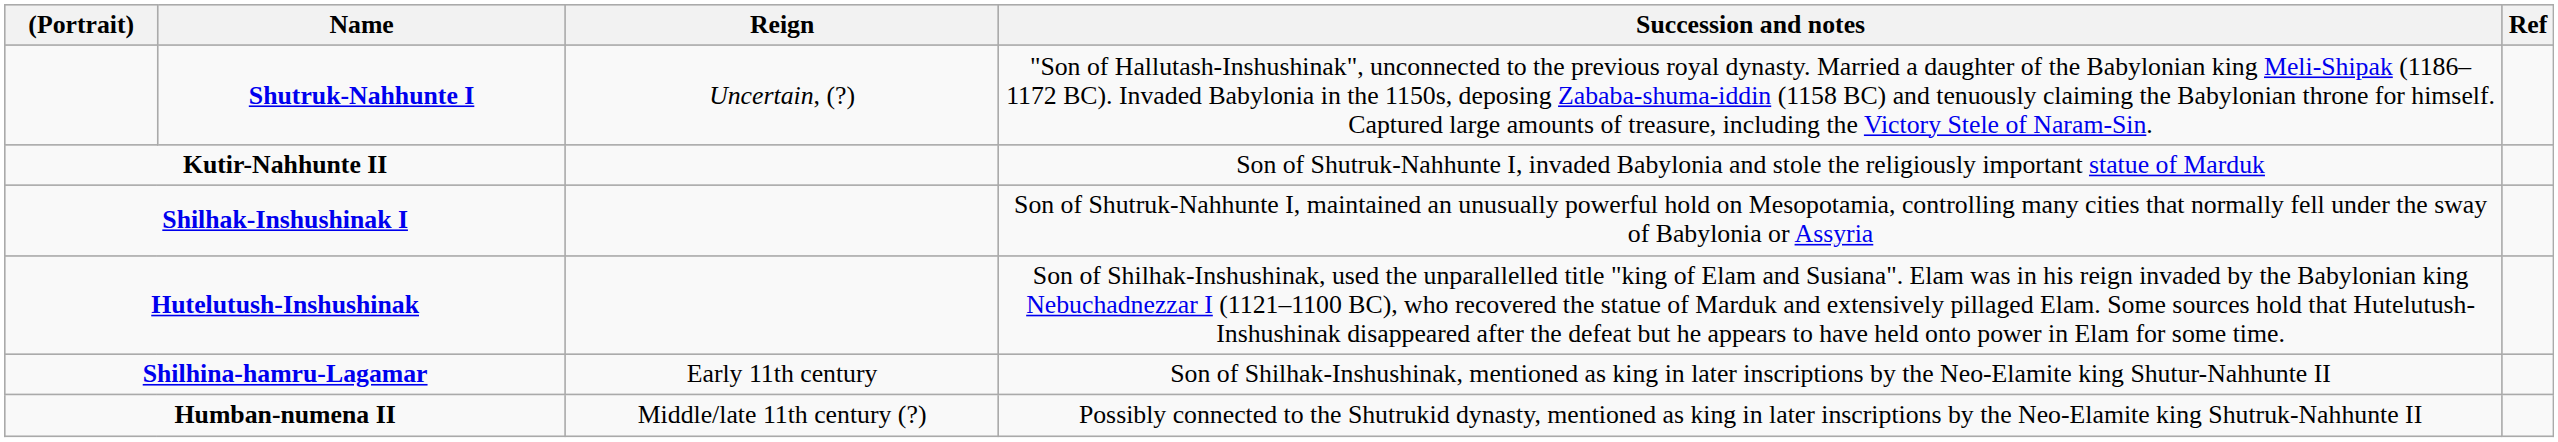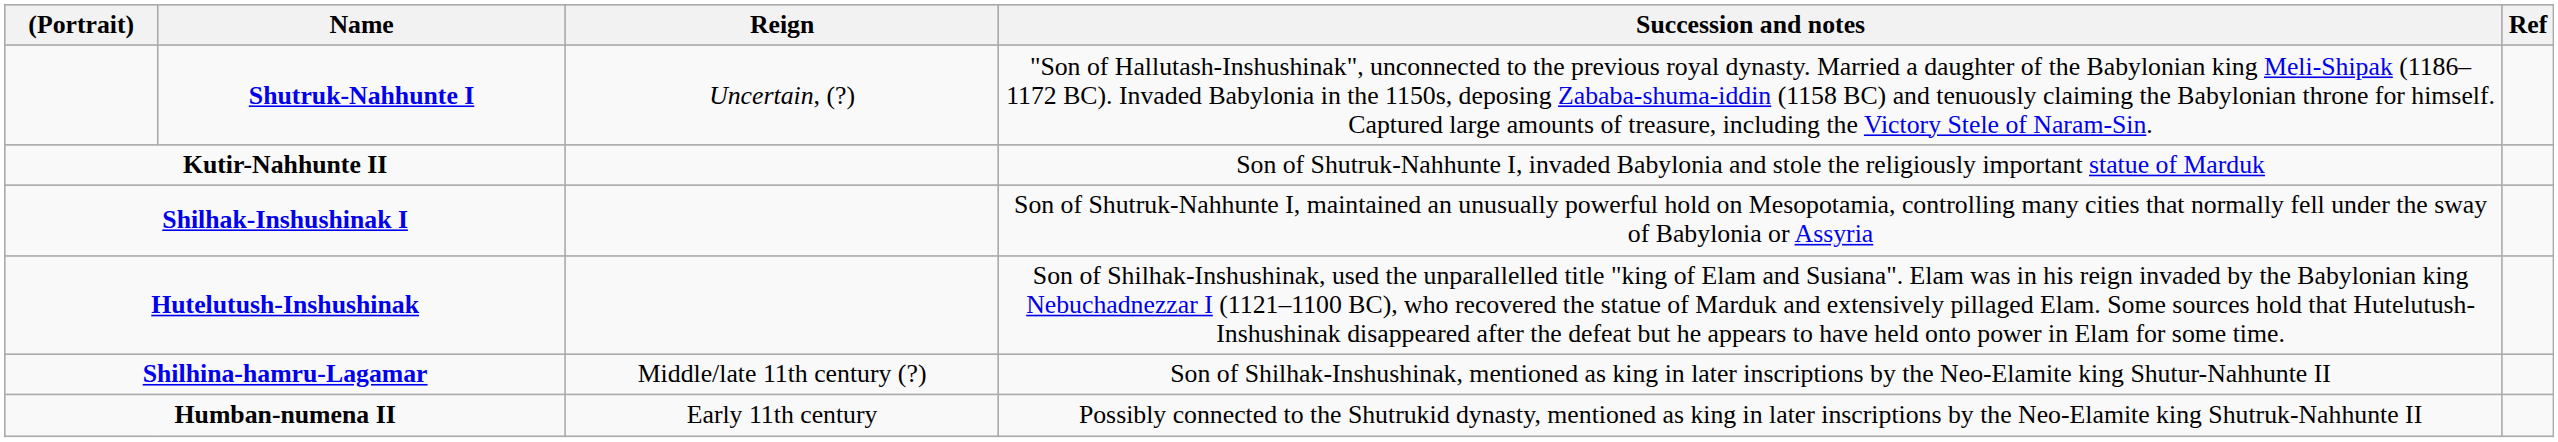(782, 374) Early 11th century -> (782, 374) Middle/late 11th century (?)
(782, 414) Middle/late 11th century (?) -> (782, 414) Early 11th century
